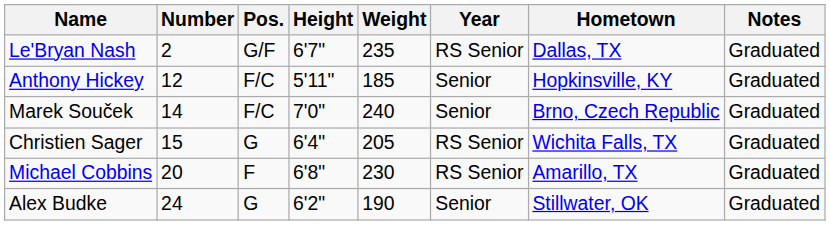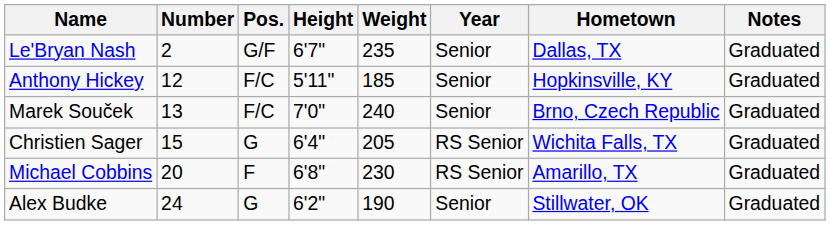(479, 50) RS Senior -> (463, 50) Senior
(172, 111) 14 -> (172, 111) 13
